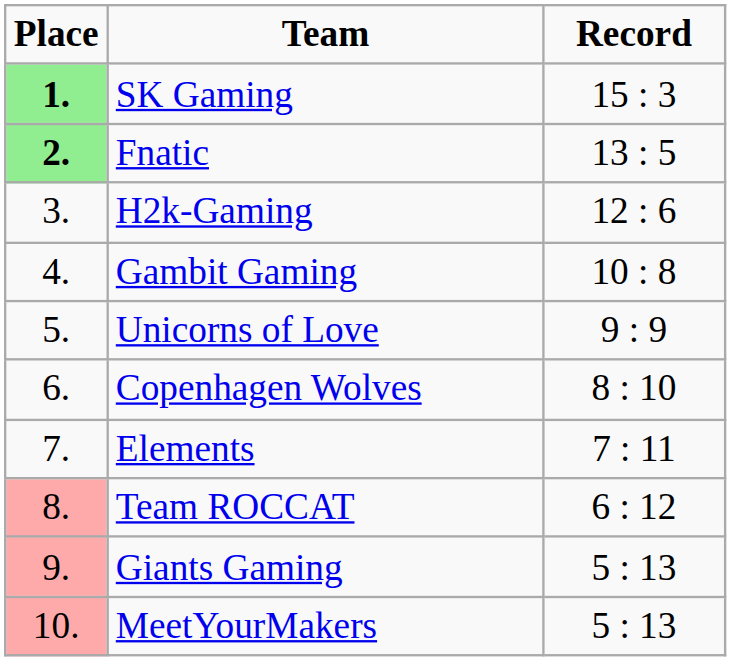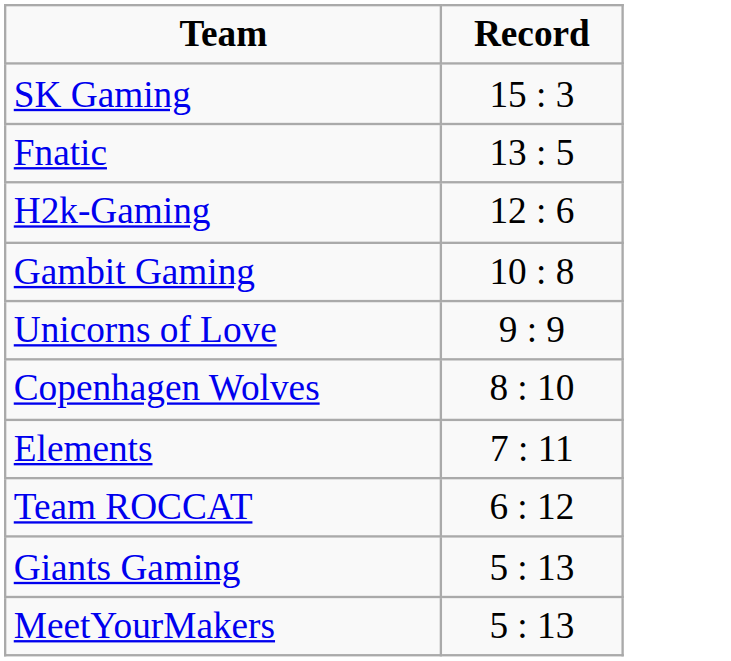- column: (56, 34)
